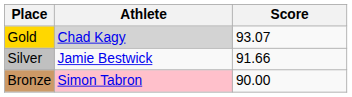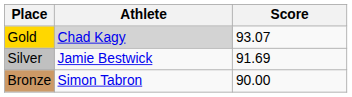(253, 59) 91.66 -> (253, 59) 91.69
(100, 80) pink background -> (100, 80) no background
